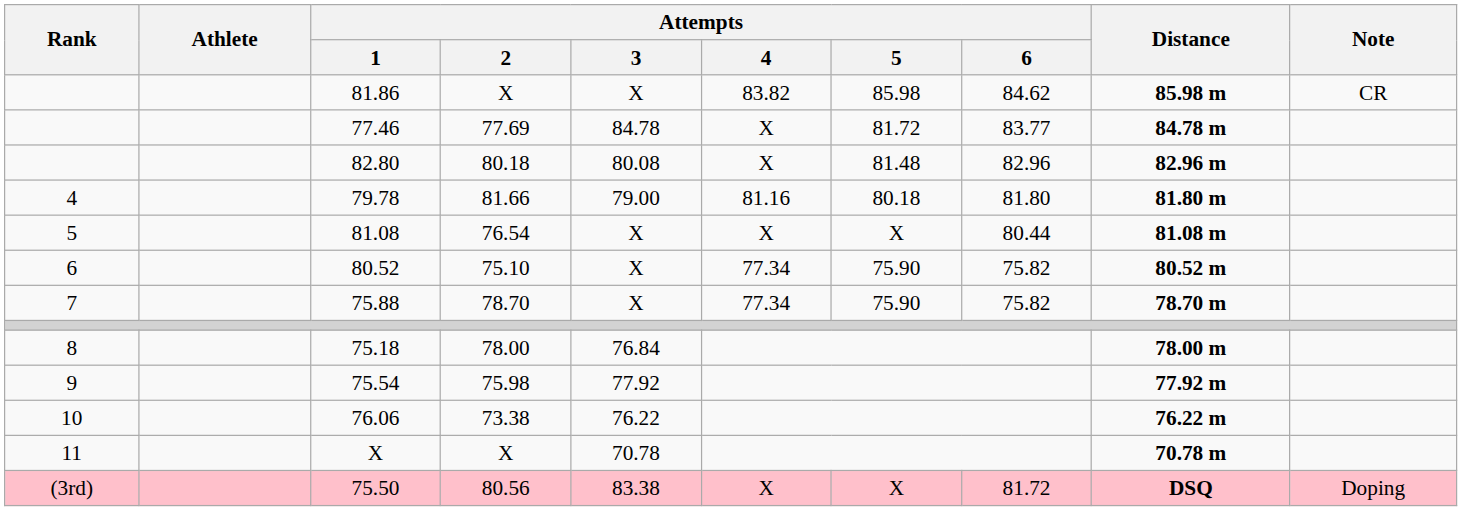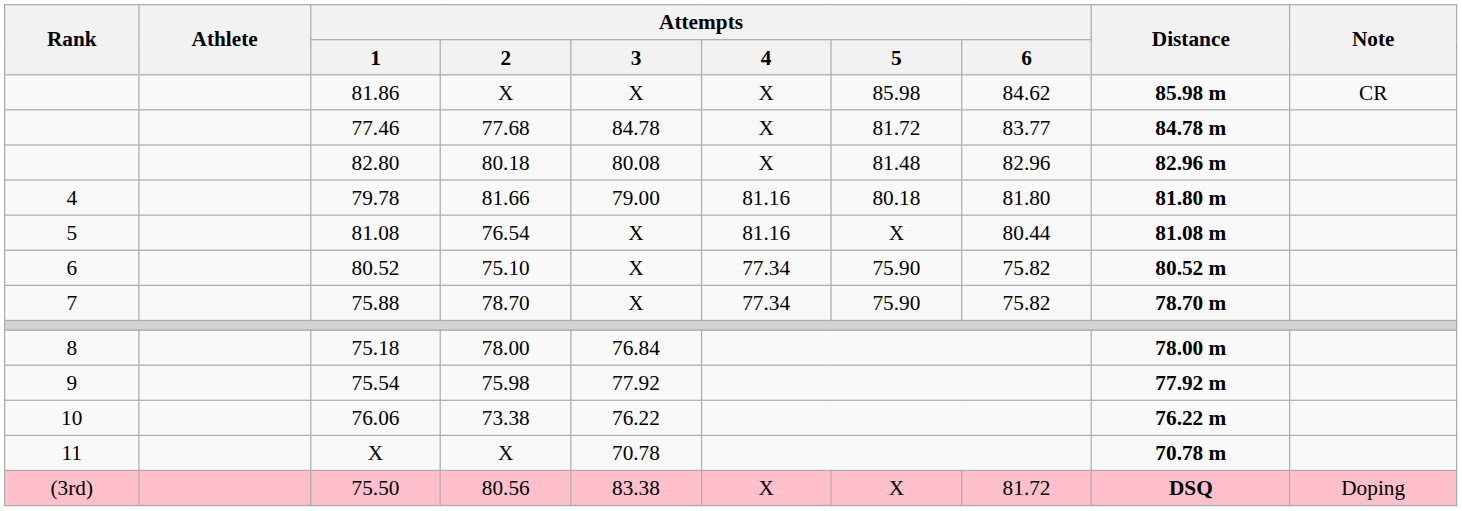(766, 91) 83.82 -> (766, 91) X
(506, 127) 77.69 -> (506, 127) 77.68
(766, 232) X -> (766, 232) 81.16
